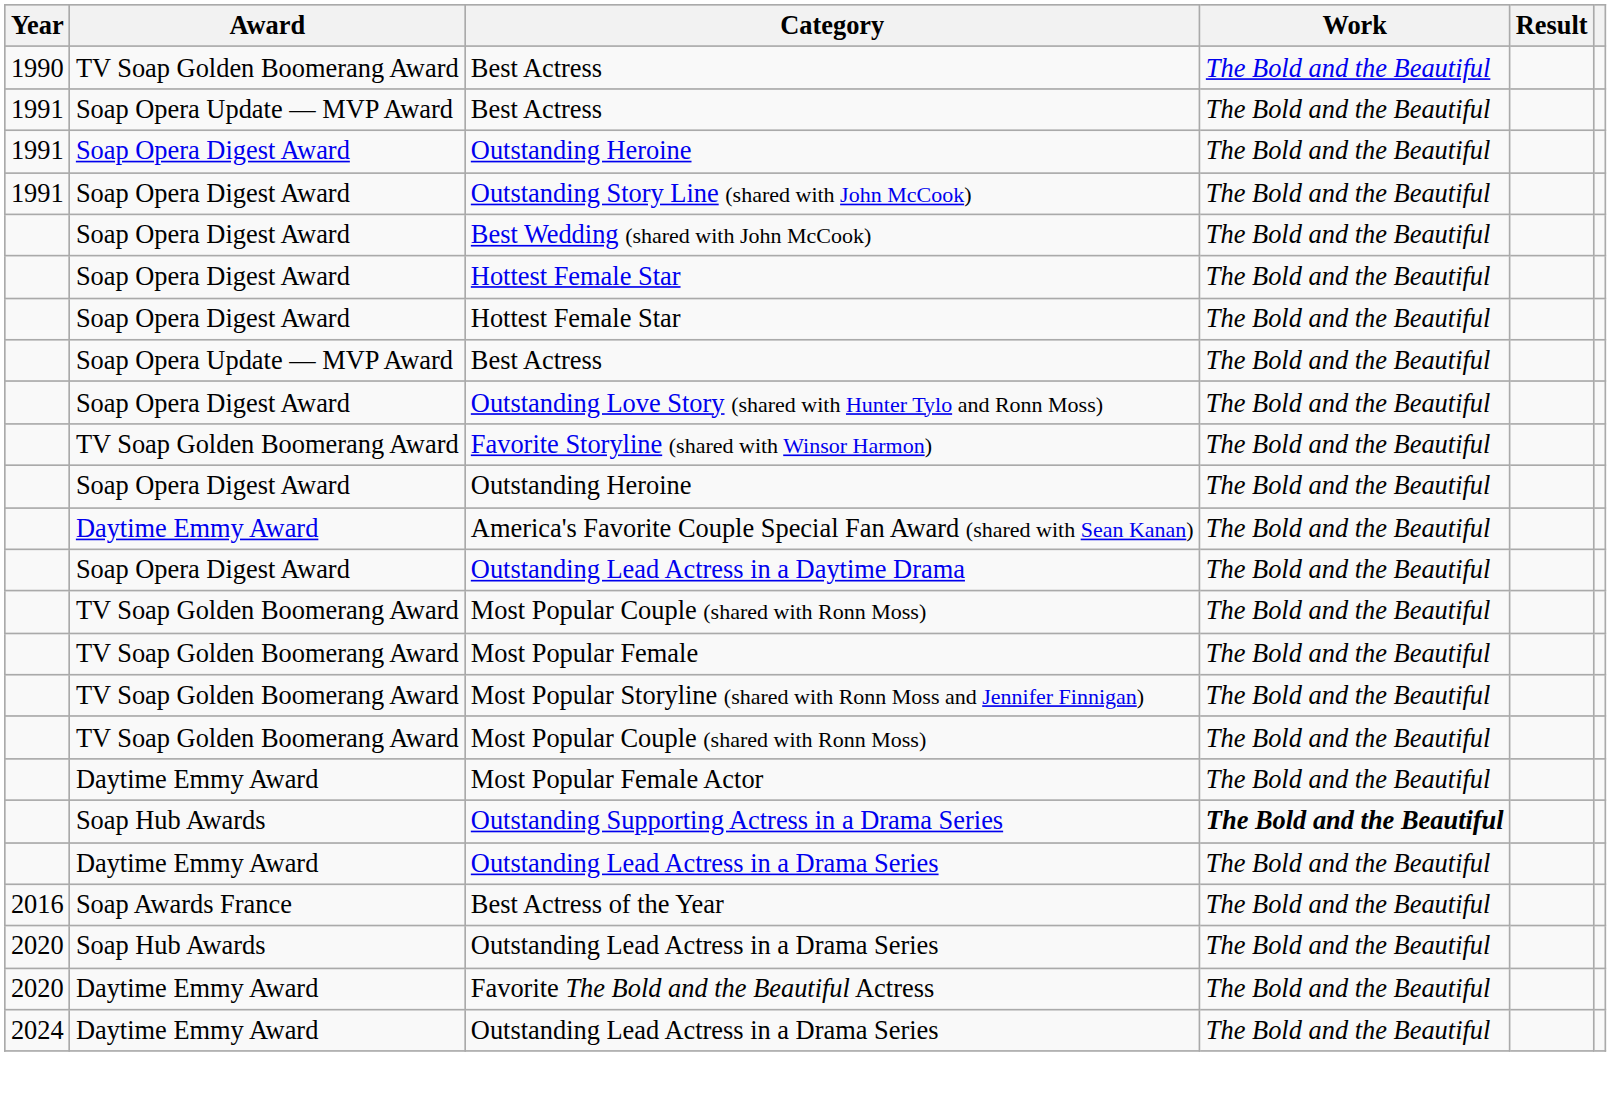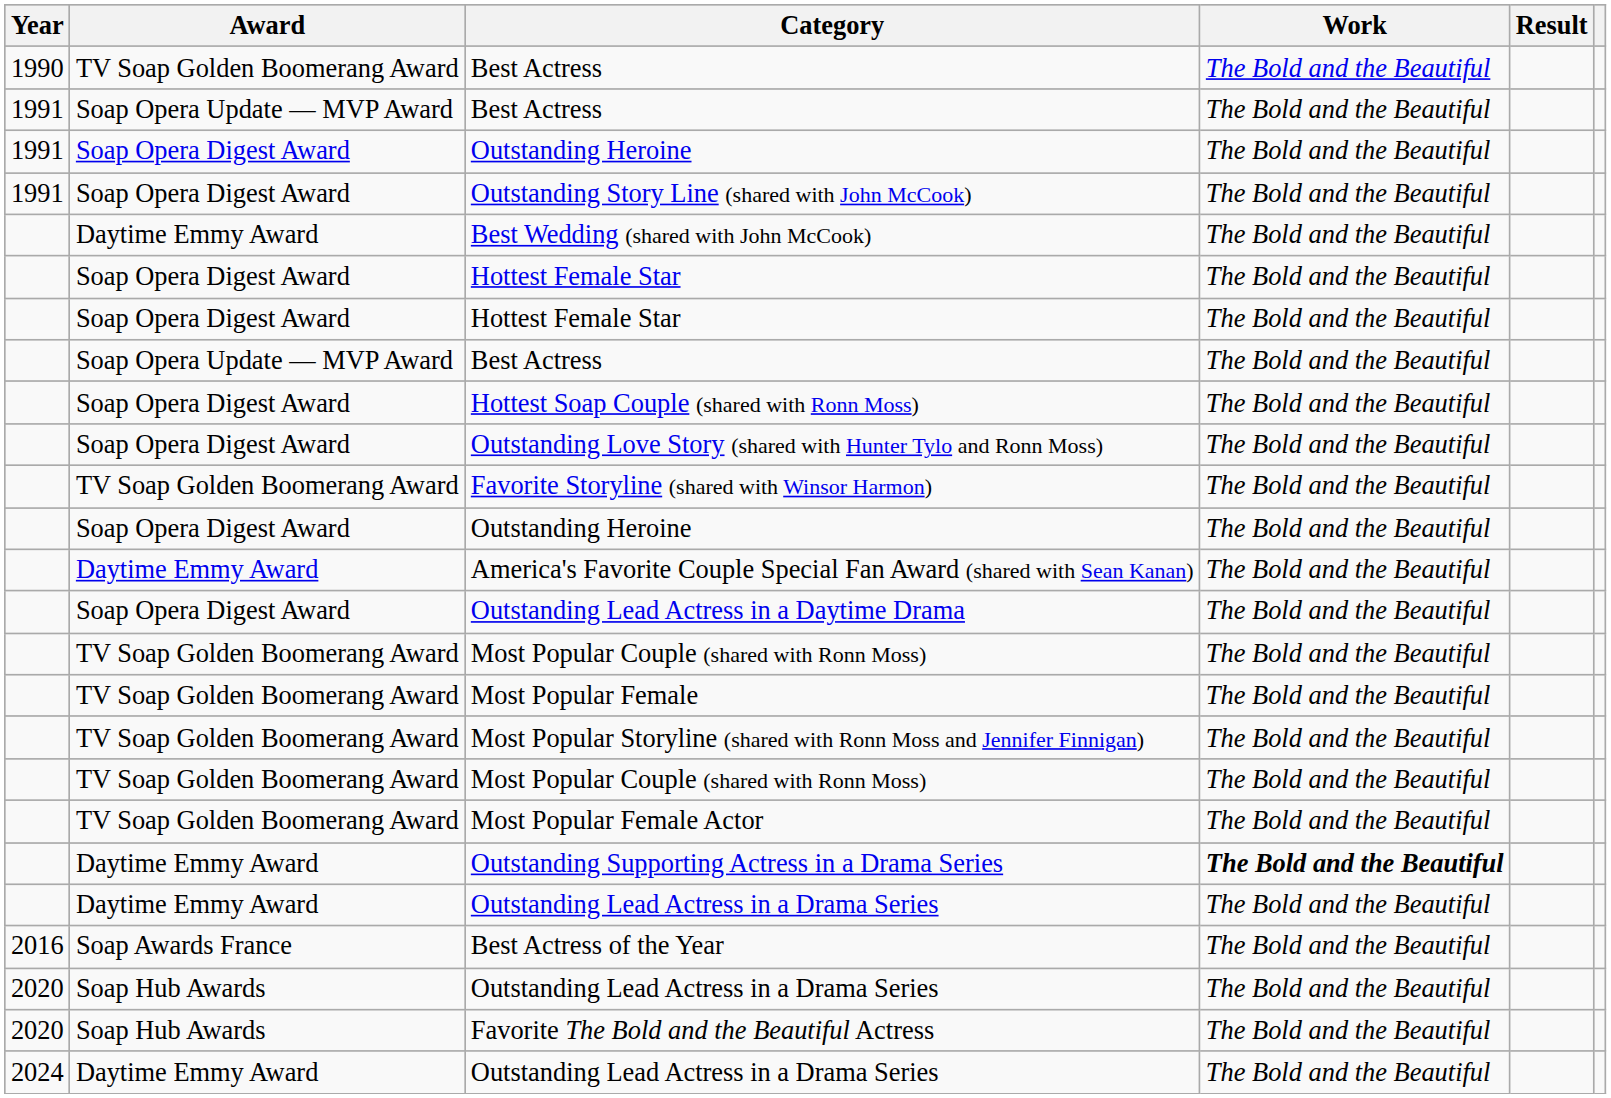(213, 234) Soap Opera Digest Award -> (197, 234) Daytime Emmy Award
+ row: (37, 403)
(197, 779) Daytime Emmy Award -> (267, 820) TV Soap Golden Boomerang Award
(171, 820) Soap Hub Awards -> (197, 862) Daytime Emmy Award
(197, 988) Daytime Emmy Award -> (171, 1030) Soap Hub Awards
